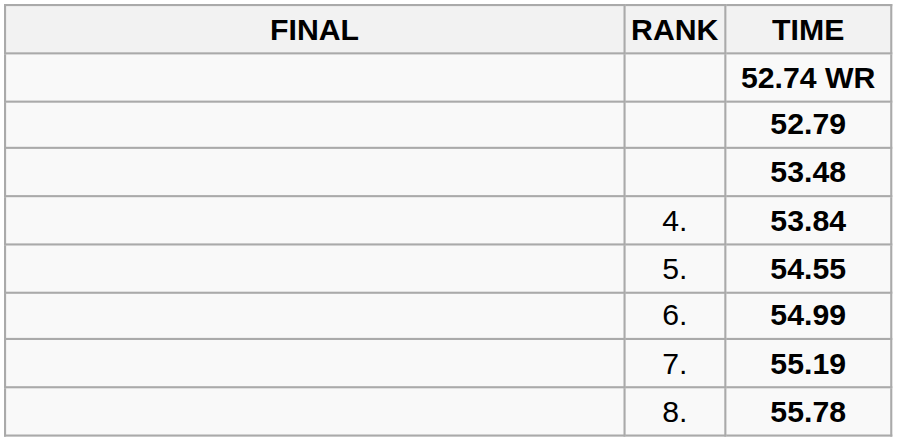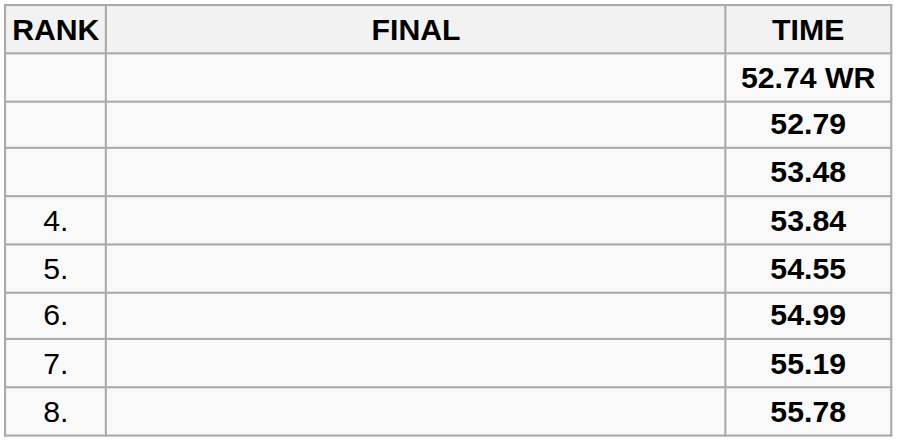columns swapped: (675, 29) <-> (315, 29)
